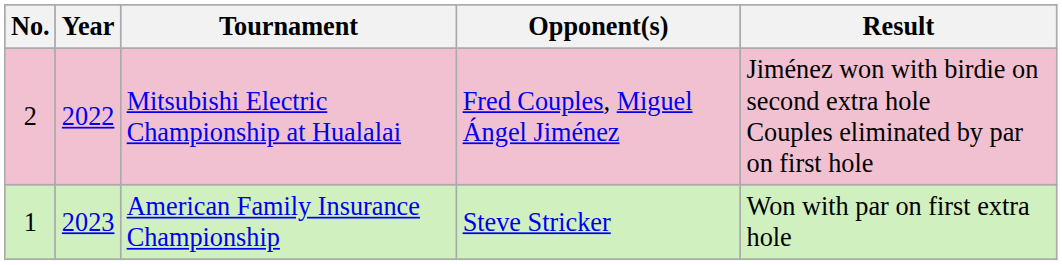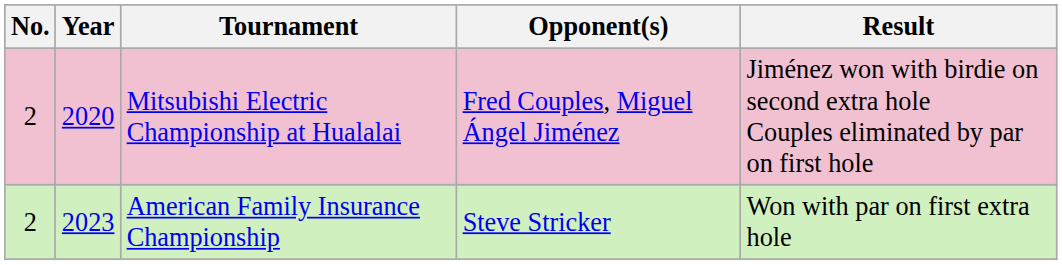(88, 116) 2022 -> (88, 116) 2020
(30, 222) 1 -> (30, 222) 2
